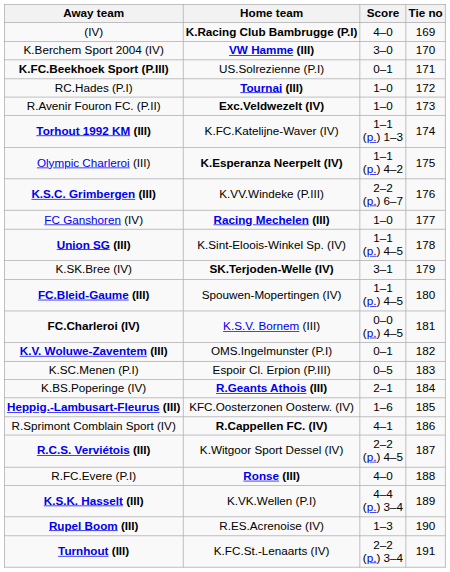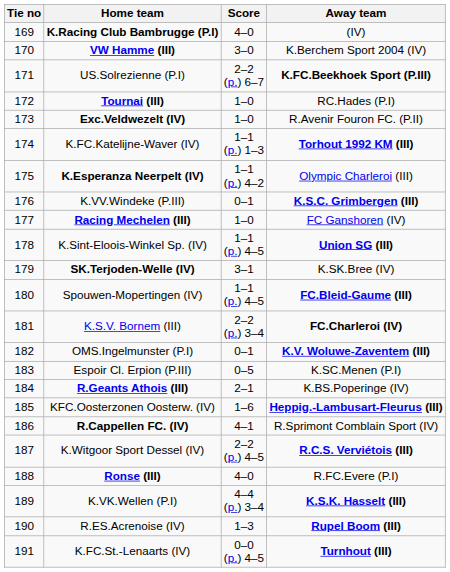columns swapped: (426, 13) <-> (94, 13)
(383, 69) 0–1 -> (244, 75) 2–2 (p.) 6–7
(383, 194) 2–2 (p.) 6–7 -> (244, 201) 0–1
(383, 326) 0–0 (p.) 4–5 -> (244, 326) 2–2 (p.) 3–4
(383, 551) 2–2 (p.) 3–4 -> (244, 551) 0–0 (p.) 4–5
